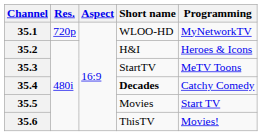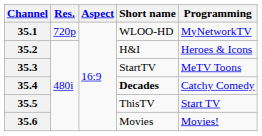(136, 103) Movies -> (137, 103) ThisTV
(137, 121) ThisTV -> (136, 121) Movies
